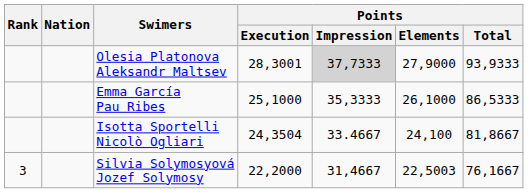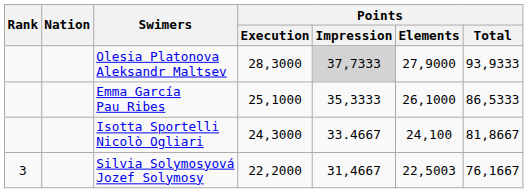(275, 64) 28,3001 -> (275, 64) 28,3000
(275, 135) 24,3504 -> (275, 135) 24,3000
